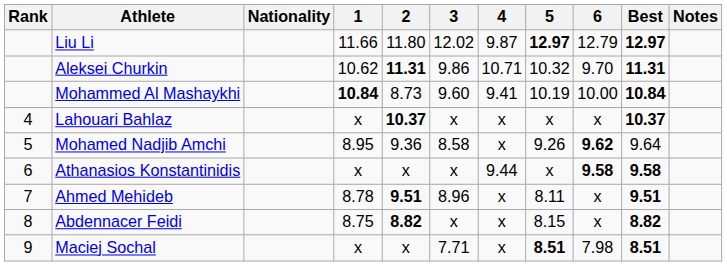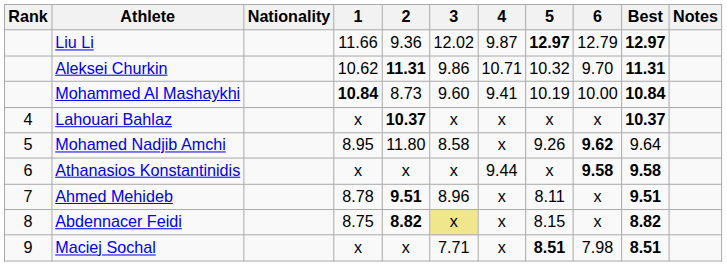(406, 42) 11.80 -> (406, 42) 9.36
(406, 145) 9.36 -> (406, 145) 11.80
(454, 222) no background -> (454, 222) khaki background
